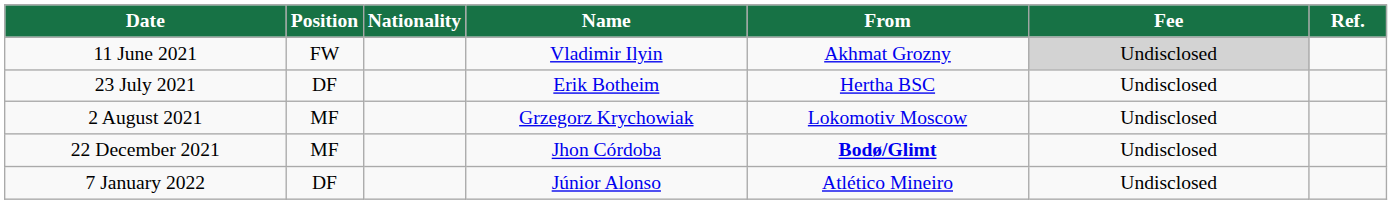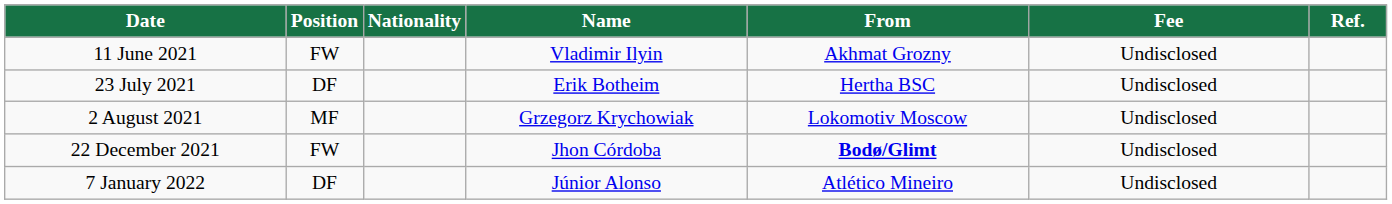(1169, 53) lightgrey background -> (1169, 53) no background
(324, 150) MF -> (324, 150) FW
